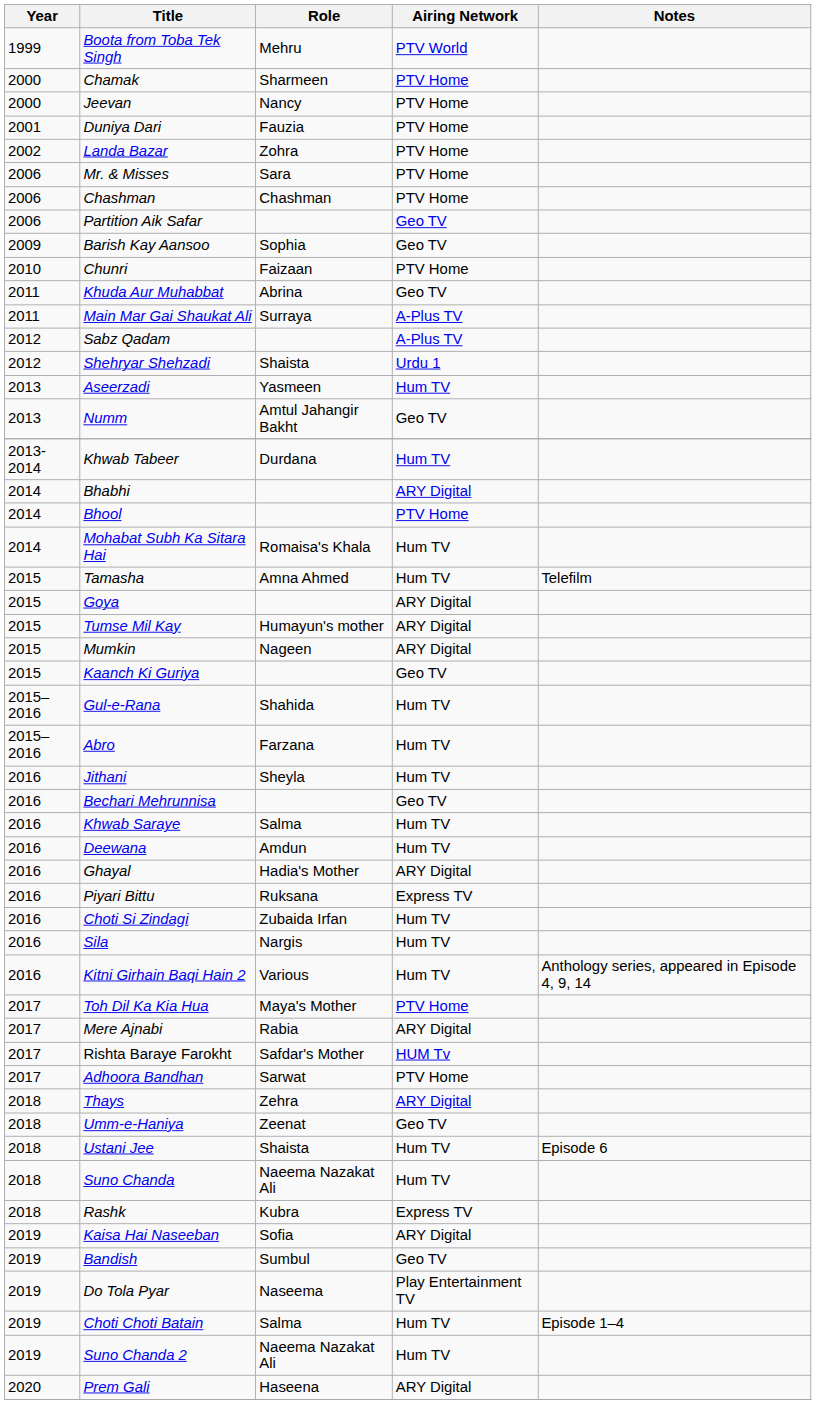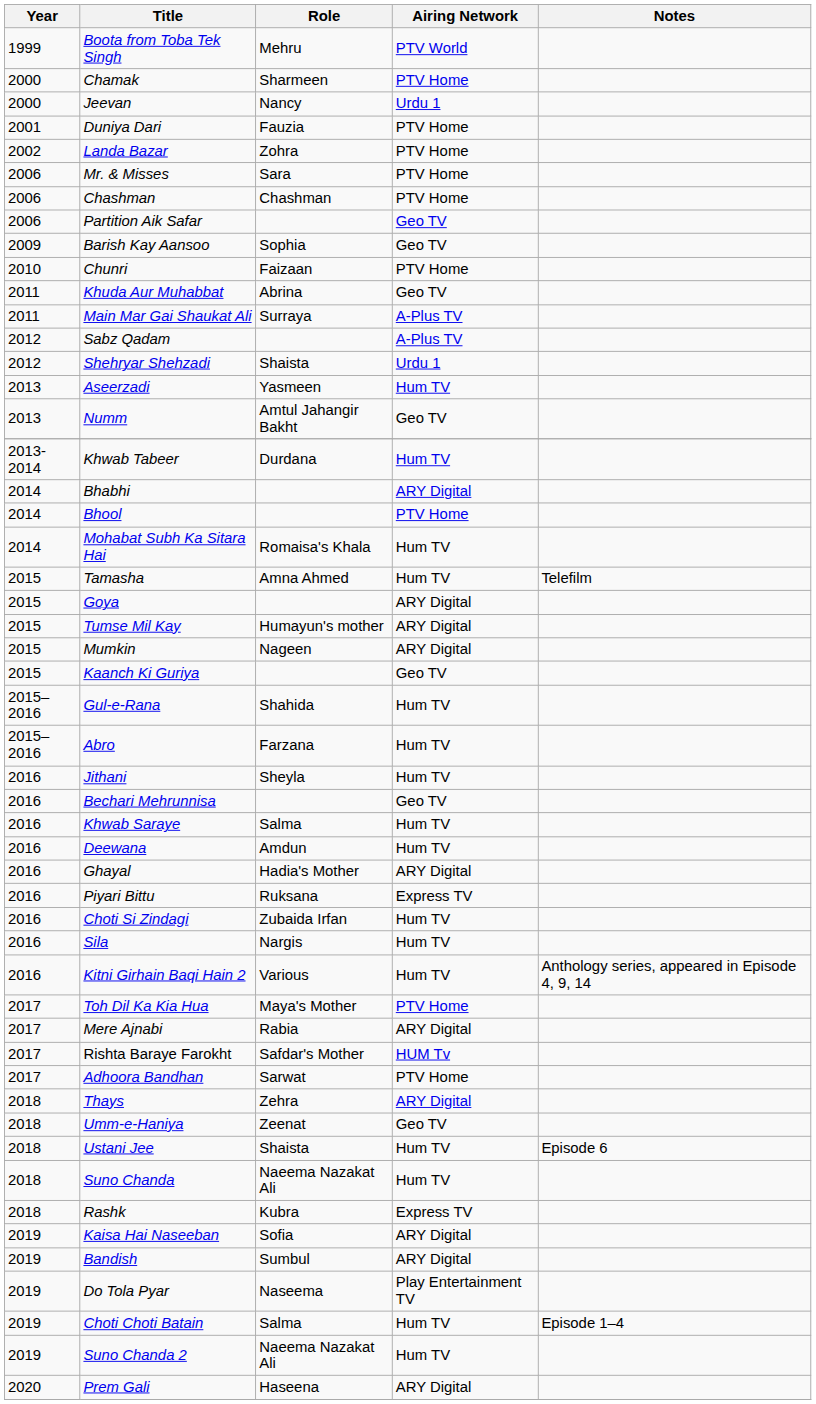(432, 103) PTV Home -> (418, 103) Urdu 1
(421, 1259) Geo TV -> (434, 1259) ARY Digital
